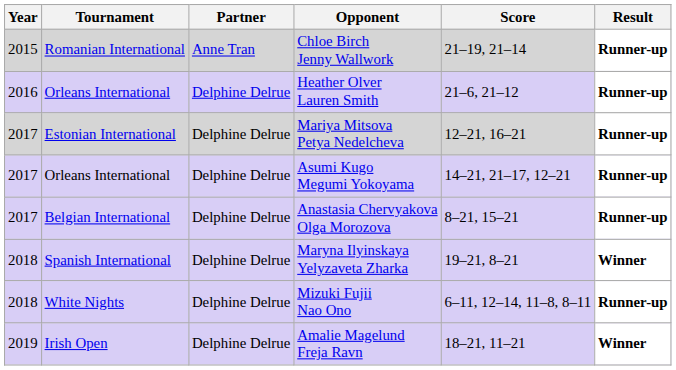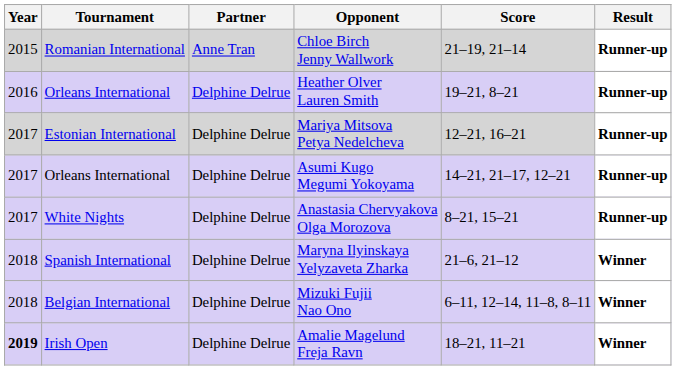(482, 92) 21–6, 21–12 -> (482, 92) 19–21, 8–21
(107, 218) Belgian International -> (84, 218) White Nights
(482, 260) 19–21, 8–21 -> (482, 260) 21–6, 21–12
(84, 302) White Nights -> (107, 302) Belgian International
(633, 302) Runner-up -> (622, 302) Winner
(23, 344) normal -> (23, 344) bold
